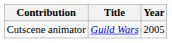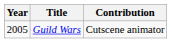columns swapped: (154, 12) <-> (46, 12)
